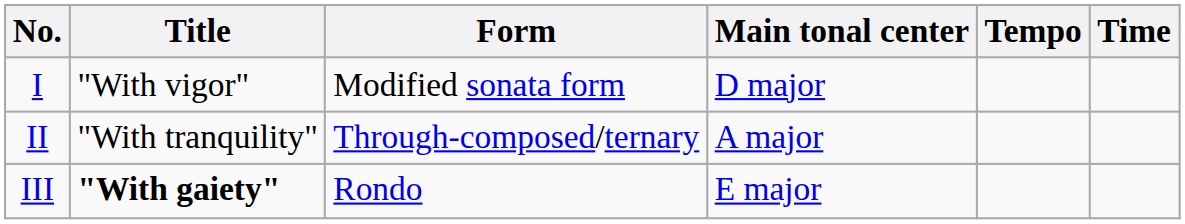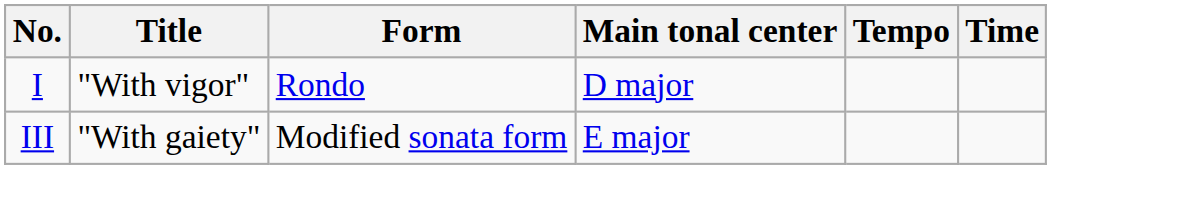(479, 84) Modified sonata form -> (320, 84) Rondo
- row: (37, 137)
(179, 190) bold -> (169, 137) normal
(378, 190) Rondo -> (422, 137) Modified sonata form
